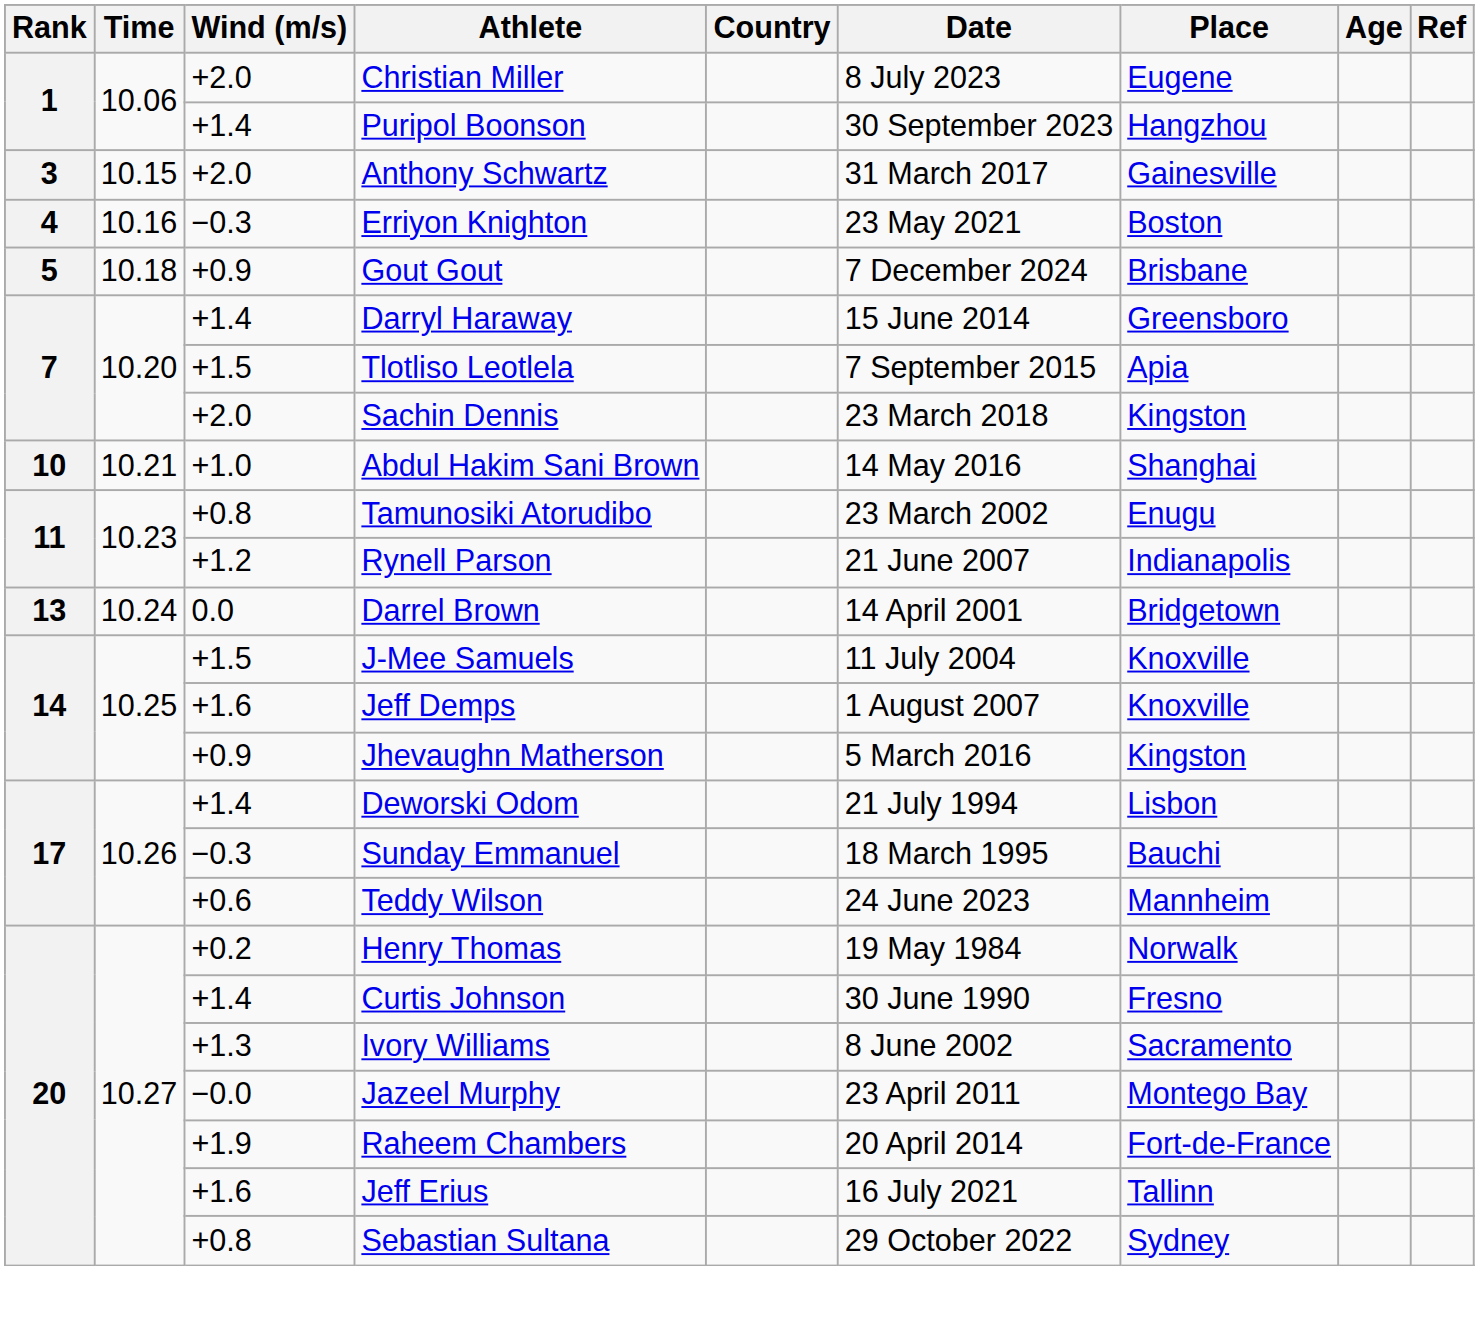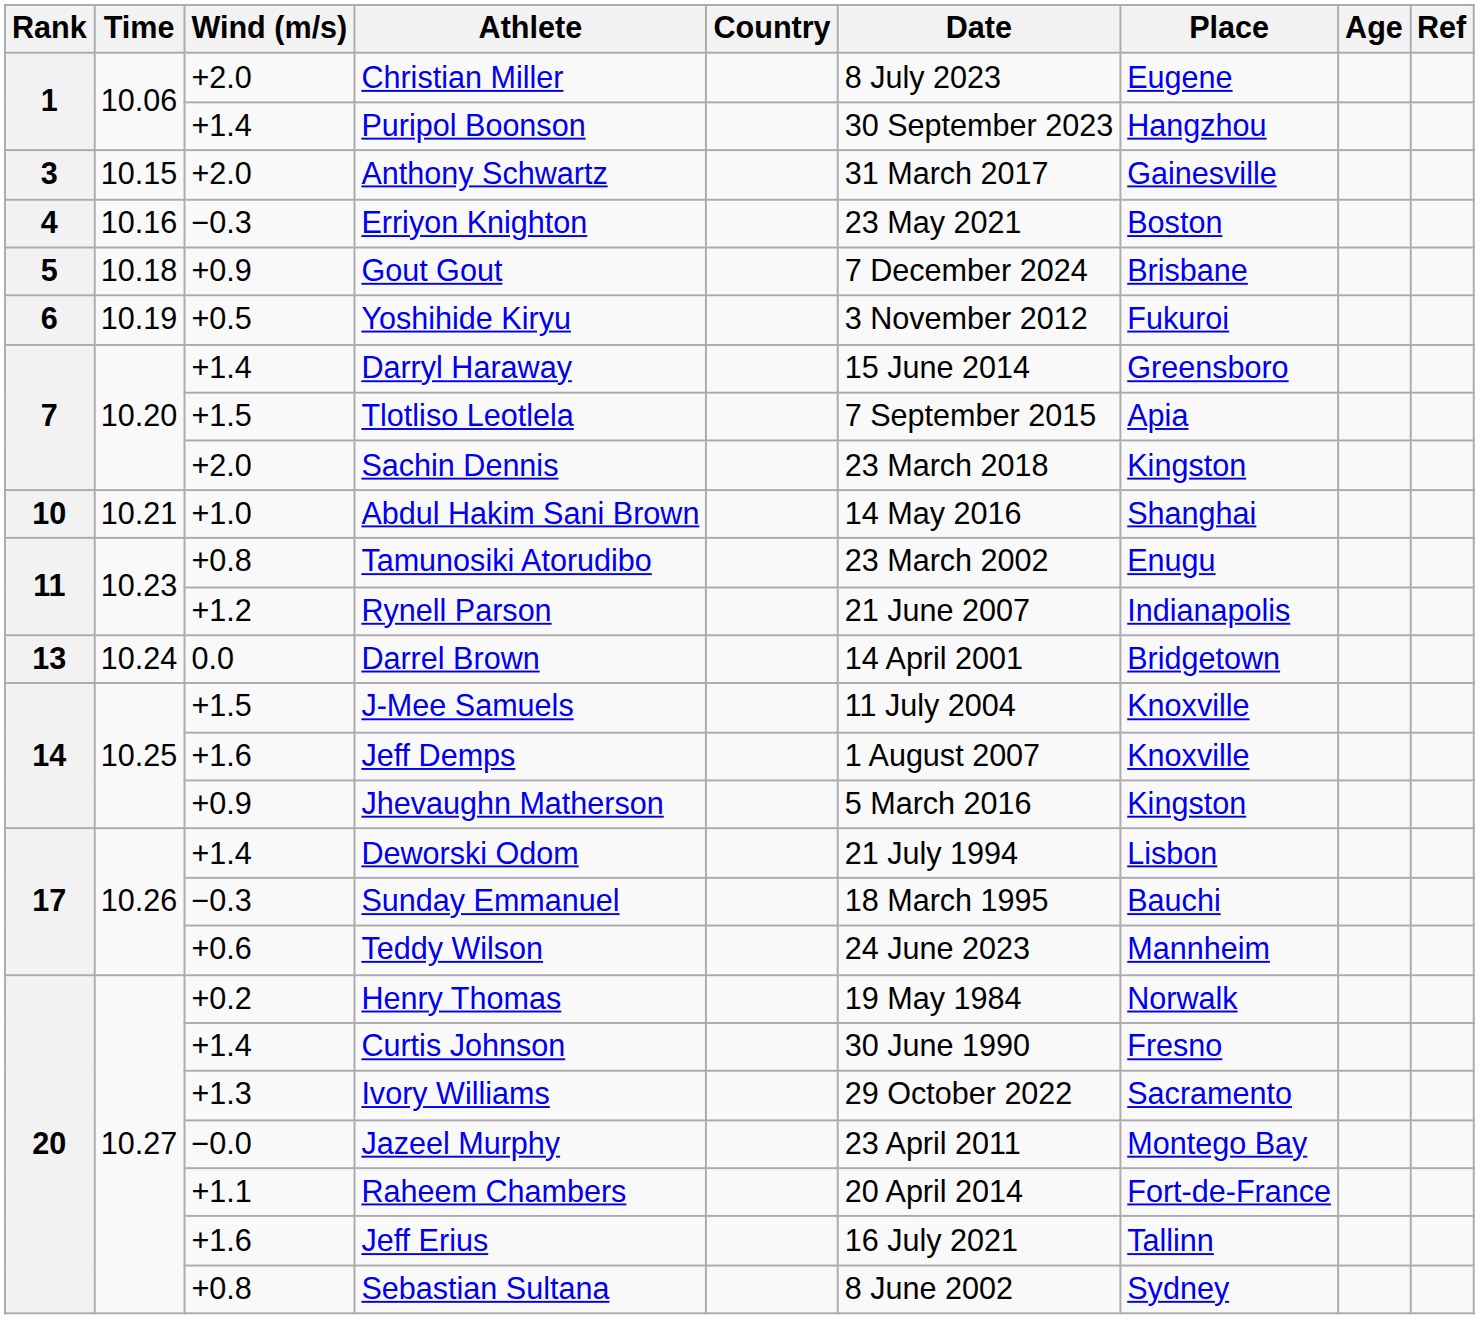+ row: (466, 319)
(929, 1046) 8 June 2002 -> (959, 1094) 29 October 2022
(222, 1143) +1.9 -> (222, 1191) +1.1
(959, 1240) 29 October 2022 -> (929, 1288) 8 June 2002
